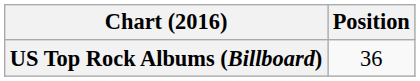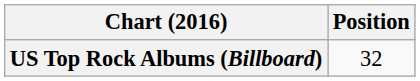(371, 57) 36 -> (371, 57) 32
